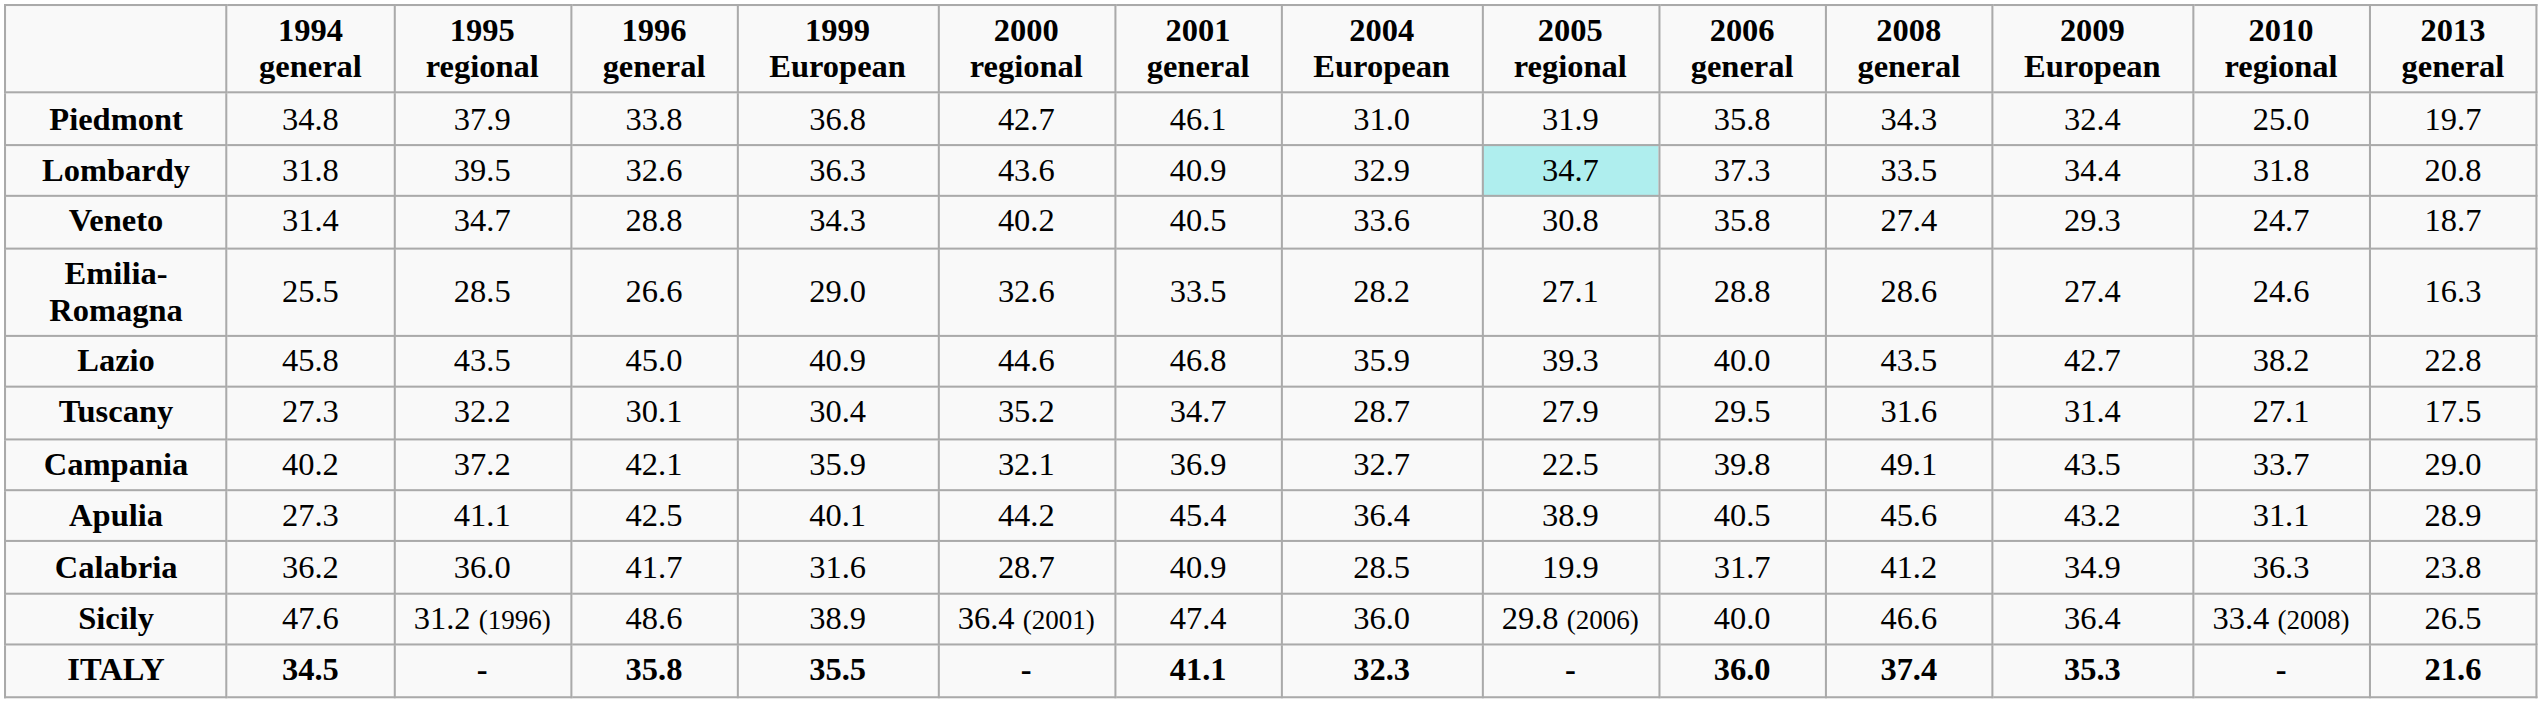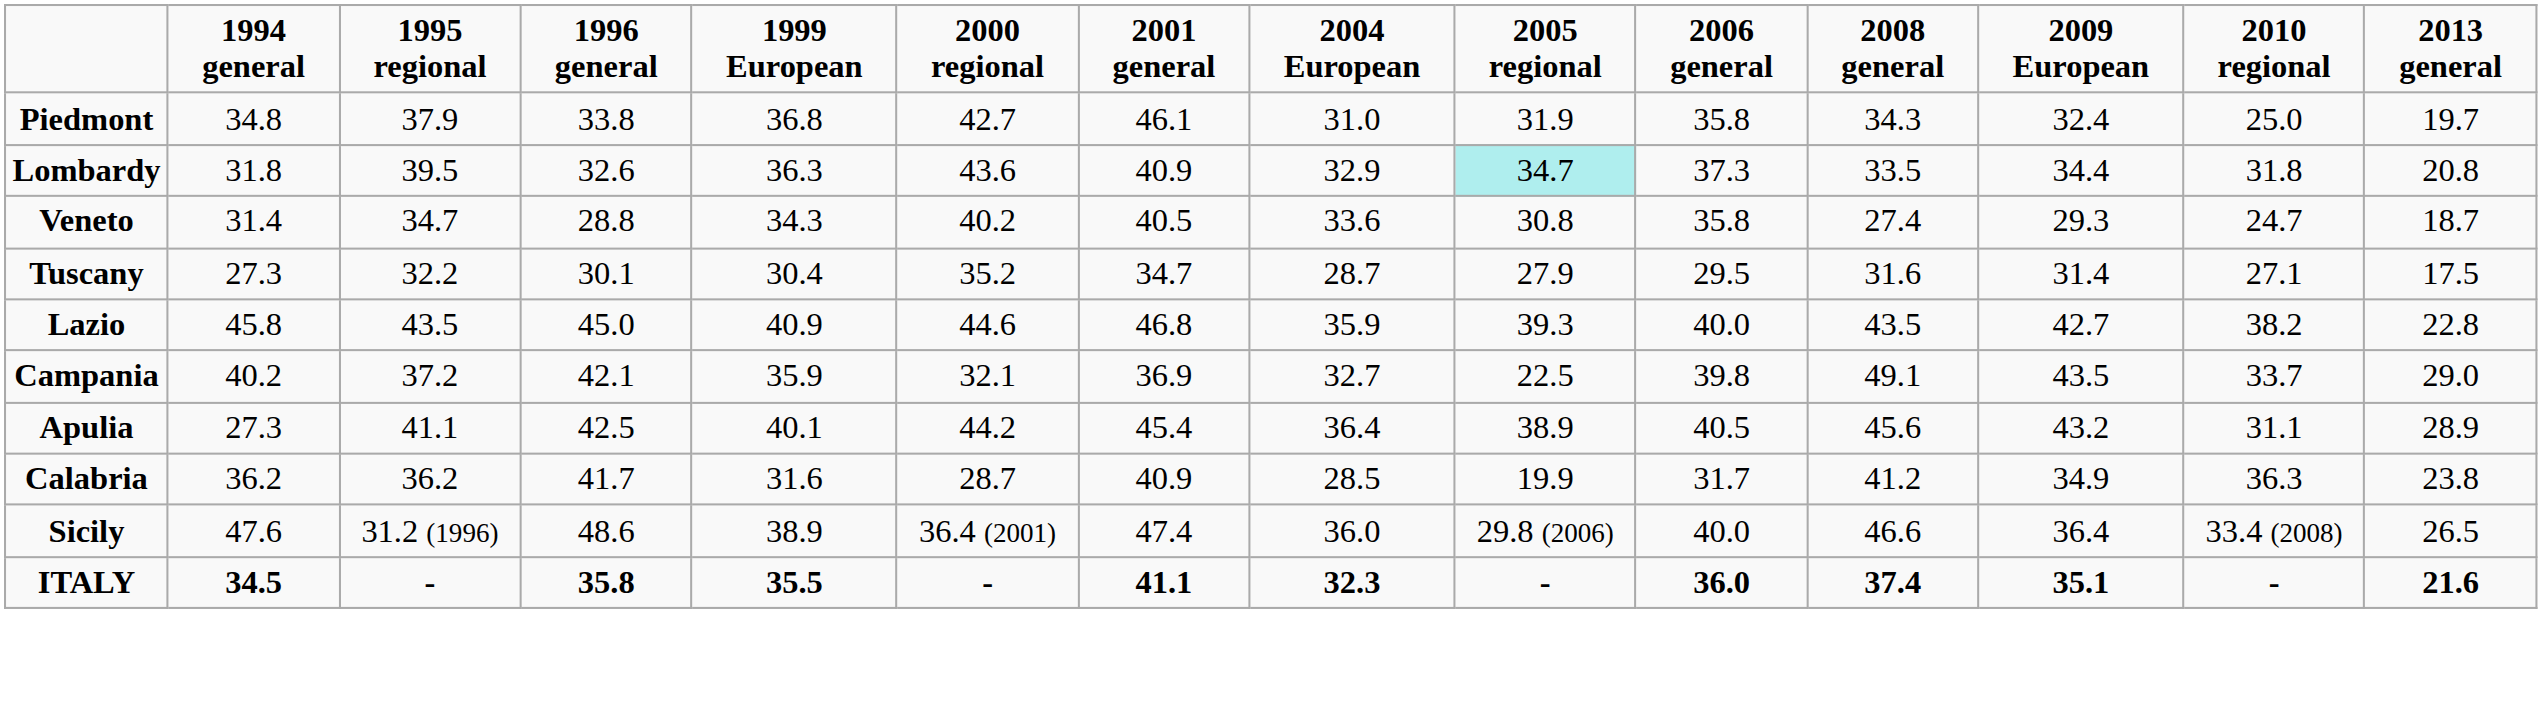- row: (116, 291)
rows swapped: (116, 412) <-> (116, 360)
(482, 566) 36.0 -> (430, 478) 36.2
(2092, 669) 35.3 -> (2081, 581) 35.1
